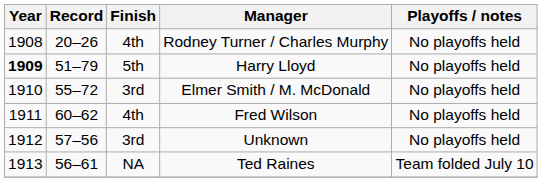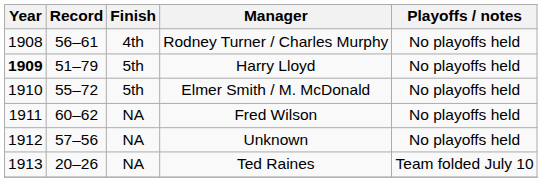(76, 41) 20–26 -> (76, 41) 56–61
(133, 90) 3rd -> (133, 90) 5th
(133, 115) 4th -> (133, 115) NA
(133, 139) 3rd -> (133, 139) NA
(76, 164) 56–61 -> (76, 164) 20–26
